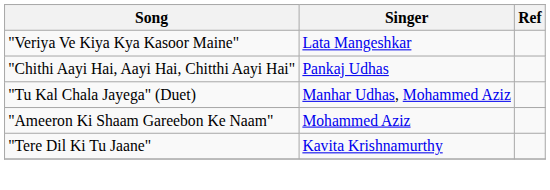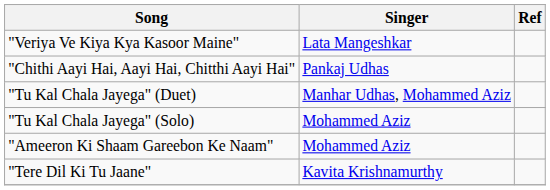+ row: (101, 120)
